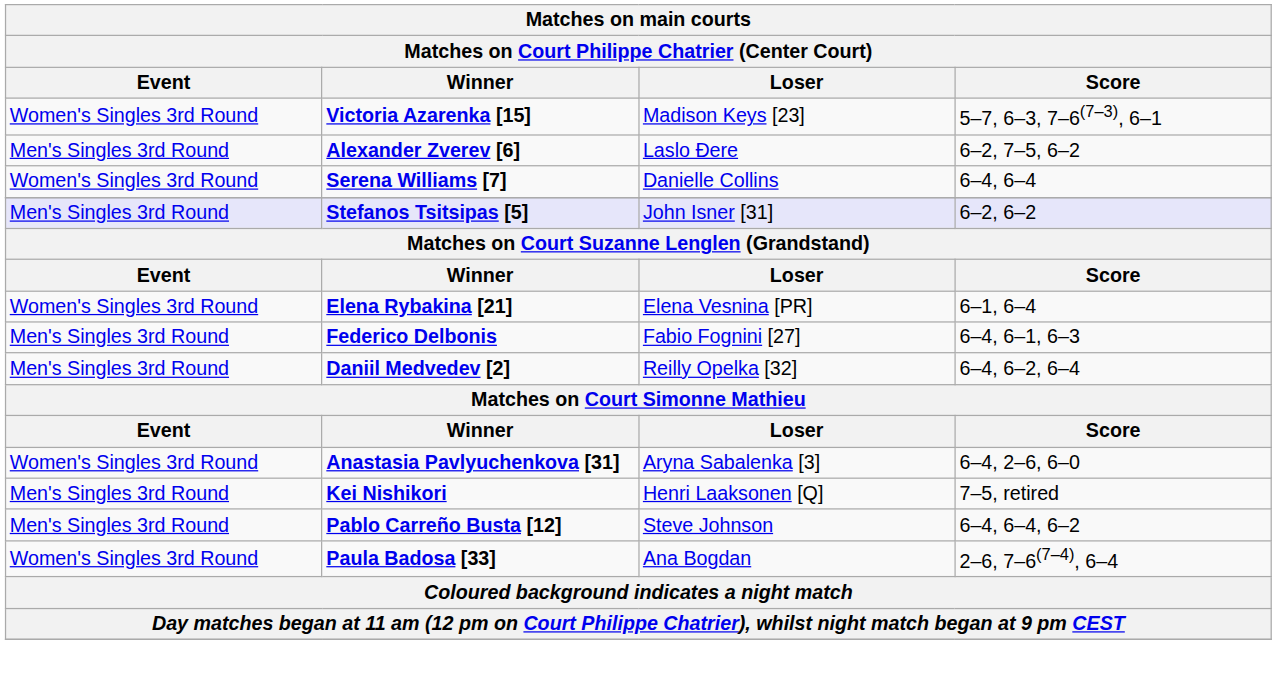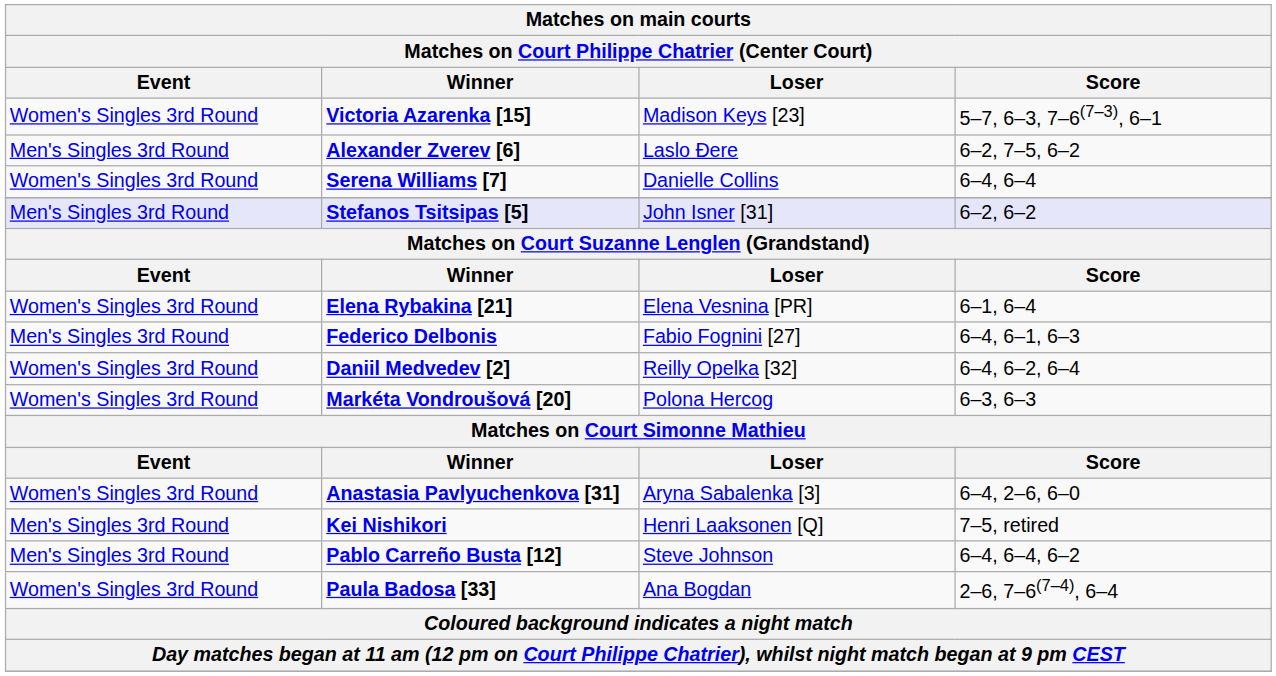(119, 368) Men's Singles 3rd Round -> (134, 368) Women's Singles 3rd Round
+ row: (449, 399)
